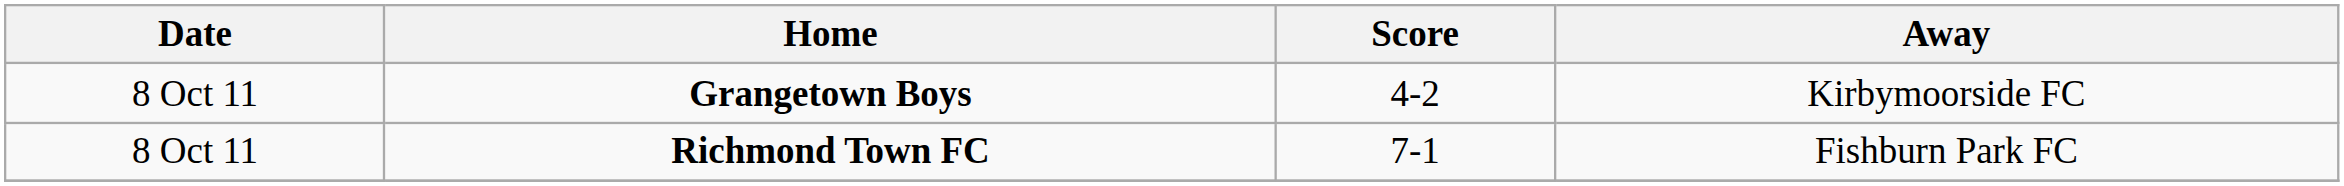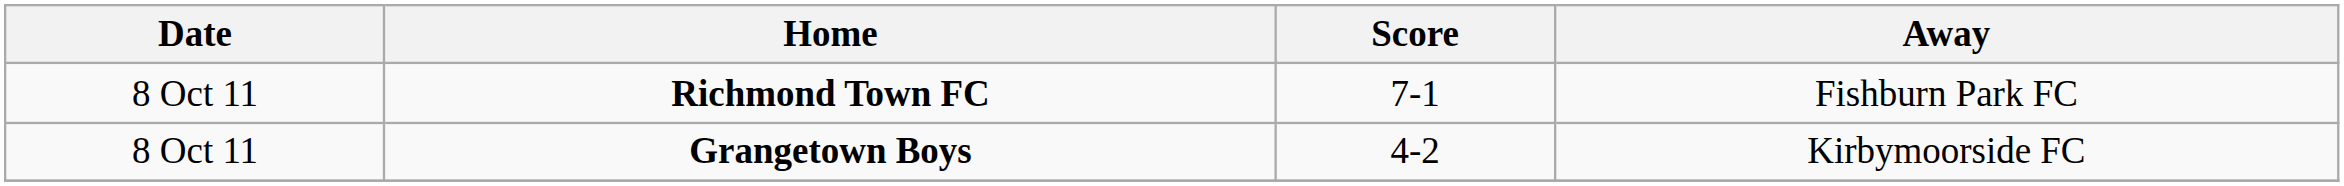rows swapped: (831, 92) <-> (831, 151)
